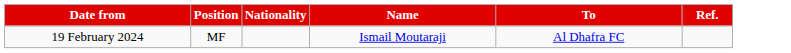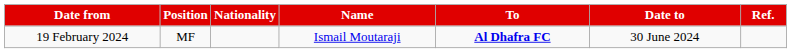+ column: (665, 15)
(589, 36) normal -> (512, 36) bold
